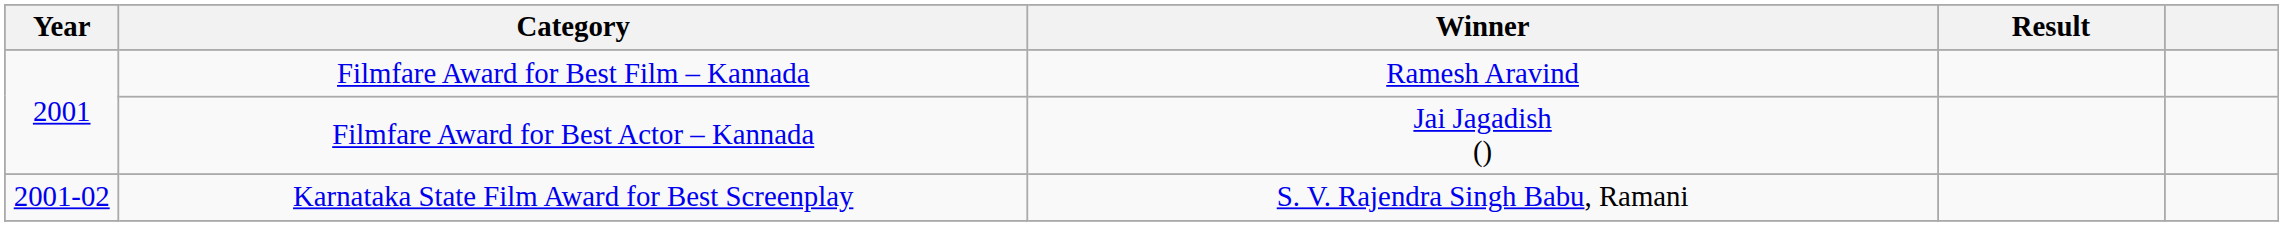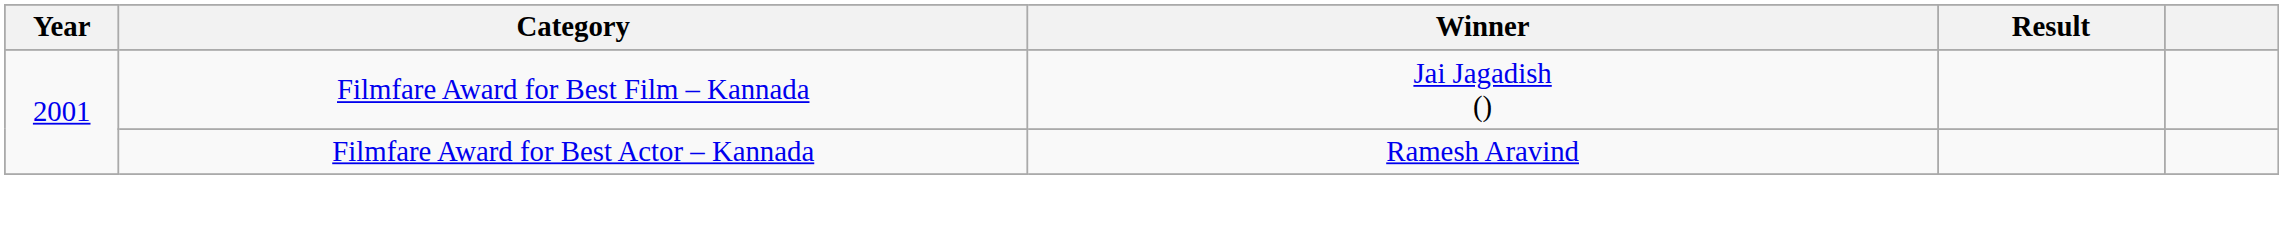(1483, 73) Ramesh Aravind -> (1483, 89) Jai Jagadish ()
(1483, 134) Jai Jagadish () -> (1483, 151) Ramesh Aravind
- row: (573, 196)
